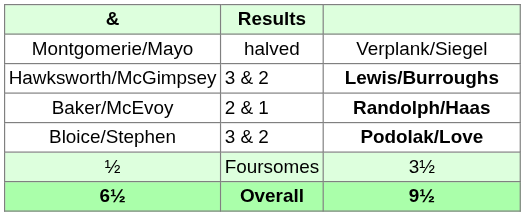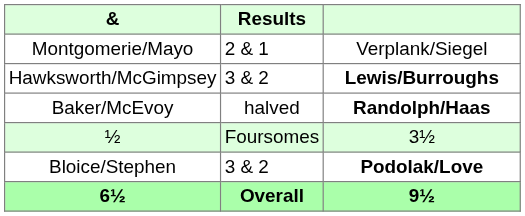(272, 48) halved -> (247, 48) 2 & 1
(247, 107) 2 & 1 -> (272, 107) halved
rows swapped: (113, 137) <-> (113, 166)
